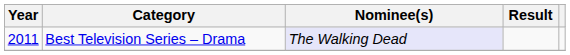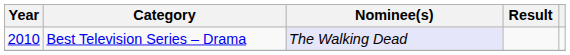(23, 38) 2011 -> (24, 38) 2010
